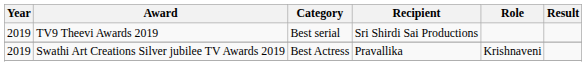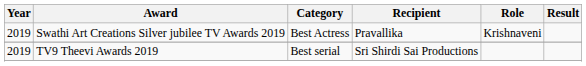rows swapped: (97, 32) <-> (161, 51)
